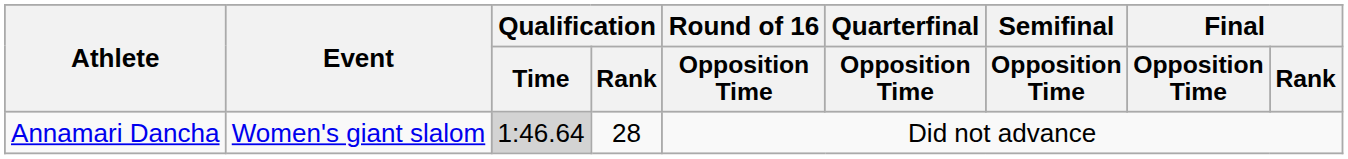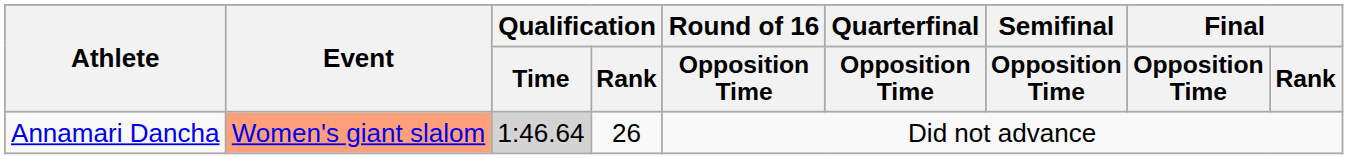(359, 133) no background -> (359, 133) lightsalmon background
(627, 133) 28 -> (627, 133) 26
